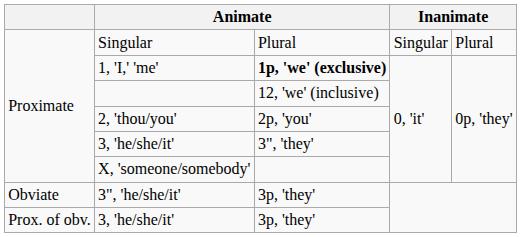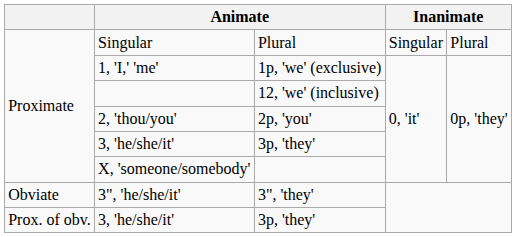(322, 67) bold -> (320, 67) normal
(286, 144) 3", 'they' -> (287, 144) 3p, 'they'
(287, 194) 3p, 'they' -> (286, 194) 3", 'they'
